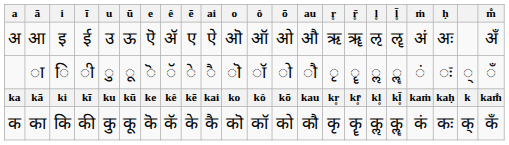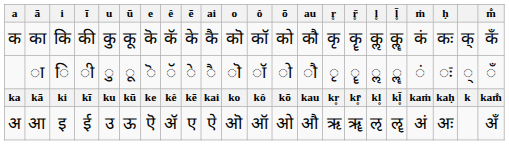rows swapped: (15, 39) <-> (15, 123)
